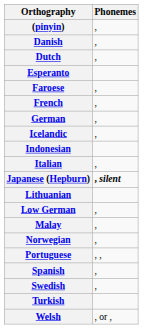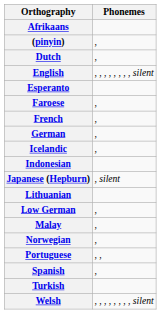+ row: (48, 27)
- row: (48, 42)
+ row: (48, 73)
- row: (48, 164)
(107, 179) bold -> (107, 179) normal
- row: (48, 286)
(103, 316) , or , -> (124, 301) , , , , , , , , silent
